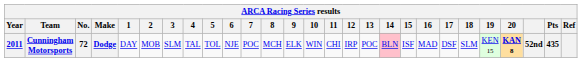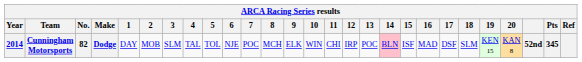(15, 45) 2011 -> (15, 45) 2014
(83, 45) 72 -> (83, 45) 82
(512, 45) bold -> (512, 45) normal
(553, 45) 435 -> (552, 45) 345
